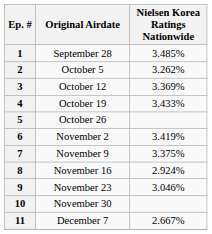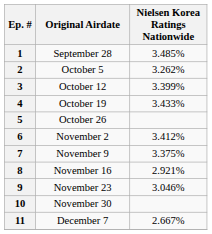(168, 86) 3.369% -> (168, 86) 3.399%
(168, 137) 3.419% -> (168, 137) 3.412%
(168, 170) 2.924% -> (168, 170) 2.921%
